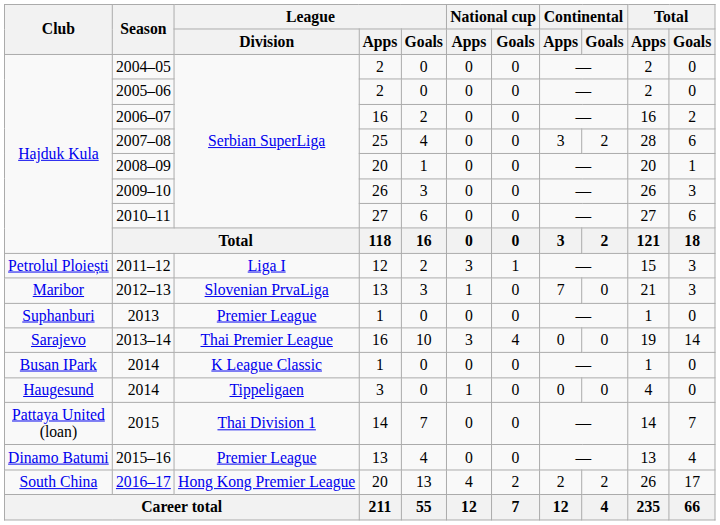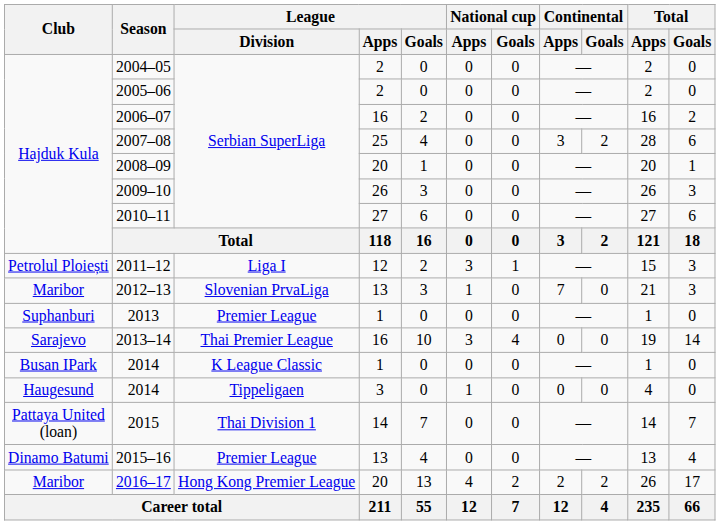(58, 482) South China -> (58, 482) Maribor
